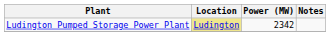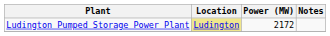(284, 25) 2342 -> (284, 25) 2172
